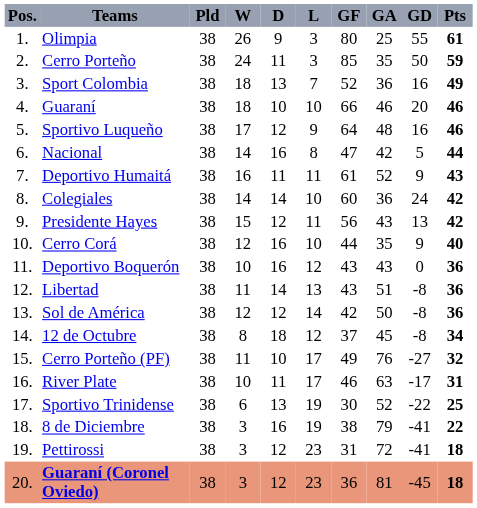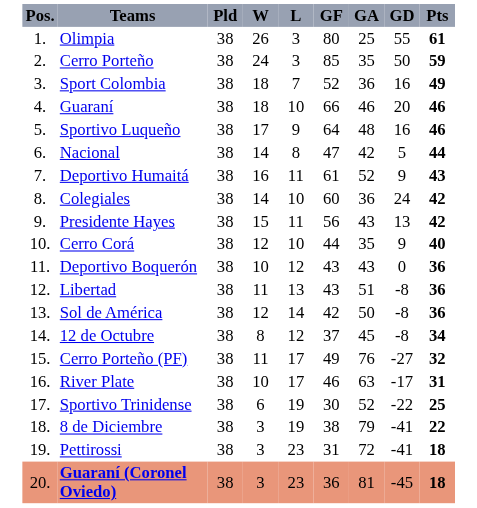- column: (278, 15)
